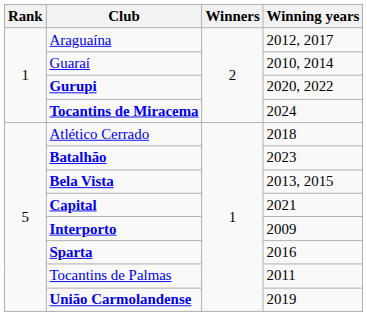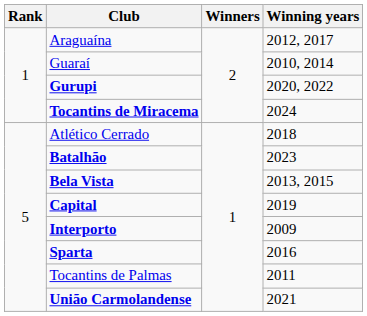(281, 205) 2021 -> (281, 205) 2019
(281, 299) 2019 -> (281, 299) 2021
